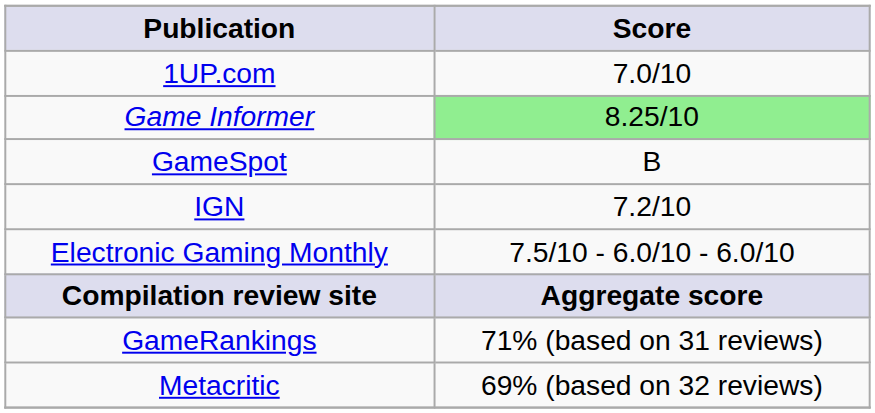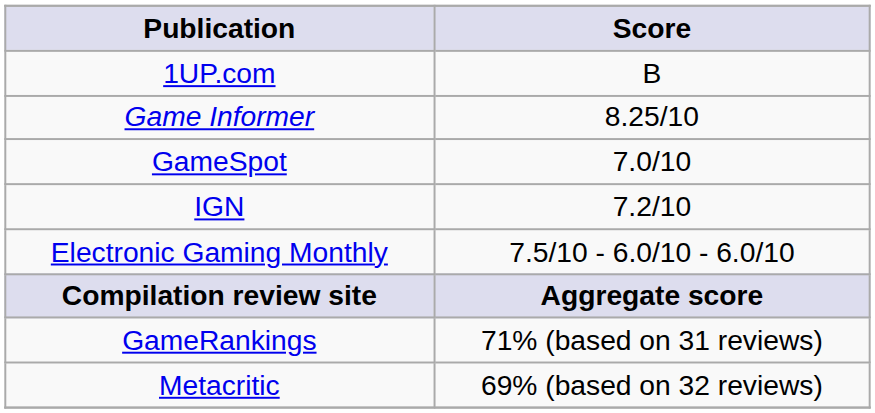(652, 73) 7.0/10 -> (652, 73) B
(652, 117) lightgreen background -> (652, 117) no background
(652, 162) B -> (652, 162) 7.0/10
